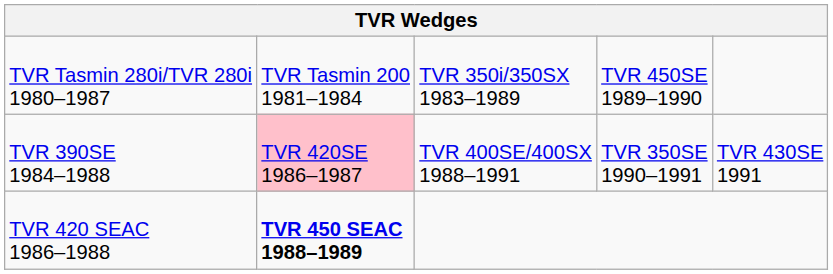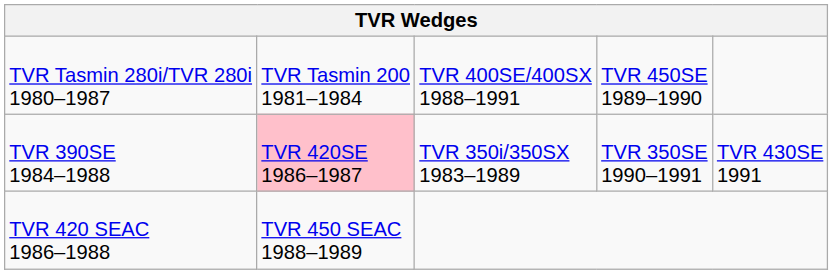(494, 86) TVR 350i/350SX 1983–1989 -> (506, 86) TVR 400SE/400SX 1988–1991
(506, 163) TVR 400SE/400SX 1988–1991 -> (494, 163) TVR 350i/350SX 1983–1989
(332, 241) bold -> (331, 241) normal
